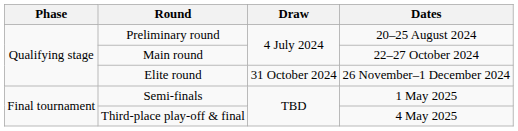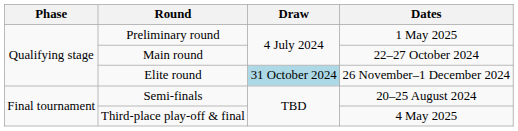(426, 34) 20–25 August 2024 -> (426, 34) 1 May 2025
(294, 75) no background -> (294, 75) lightblue background
(426, 95) 1 May 2025 -> (426, 95) 20–25 August 2024
